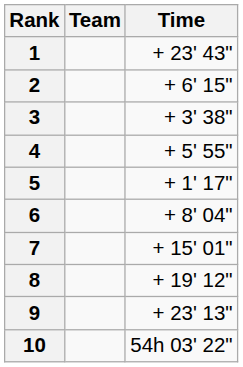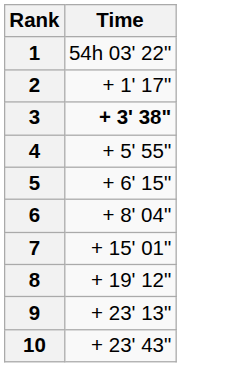- column: (95, 20)
(193, 53) + 23' 43" -> (120, 53) 54h 03' 22"
(198, 85) + 6' 15" -> (137, 85) + 1' 17"
(198, 118) normal -> (135, 118) bold
(198, 183) + 1' 17" -> (137, 183) + 6' 15"
(181, 345) 54h 03' 22" -> (131, 345) + 23' 43"
